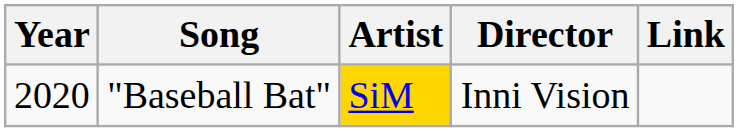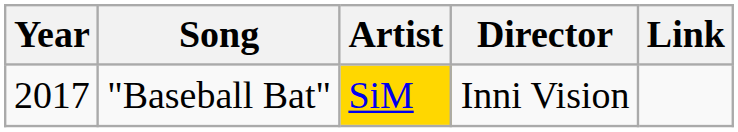(52, 94) 2020 -> (52, 94) 2017
